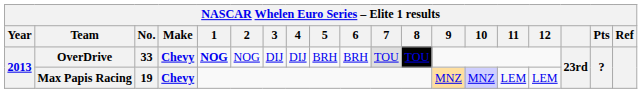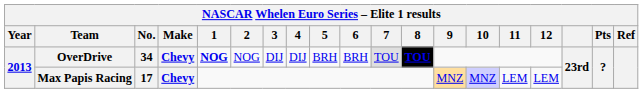(147, 56) 33 -> (147, 56) 34
(417, 56) normal -> (418, 56) bold
(147, 77) 19 -> (147, 77) 17
